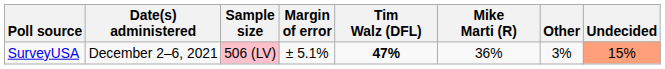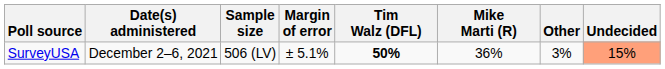(250, 53) pink background -> (250, 53) no background
(386, 53) 47% -> (386, 53) 50%
